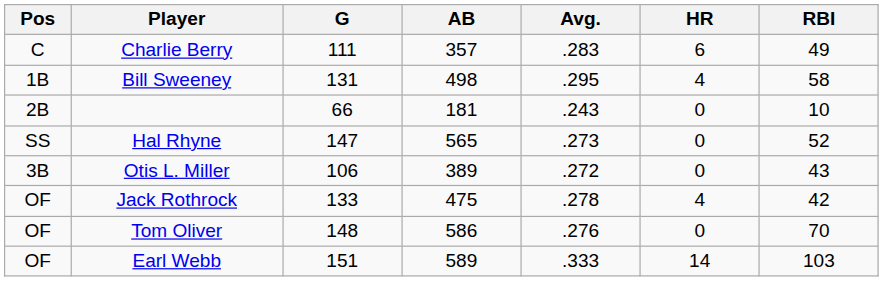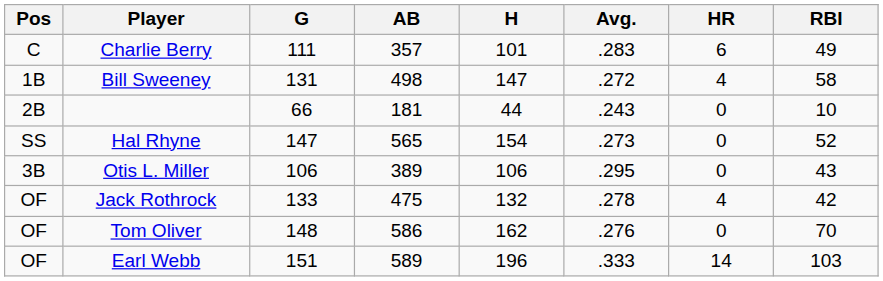+ column: (511, 19)
(581, 79) .295 -> (616, 79) .272
(581, 170) .272 -> (616, 170) .295
